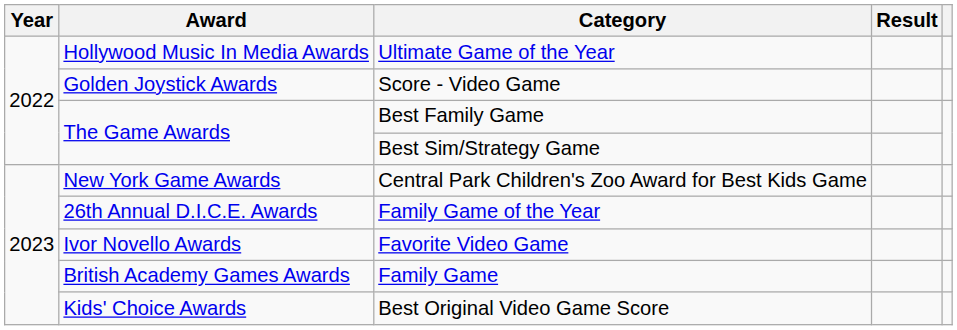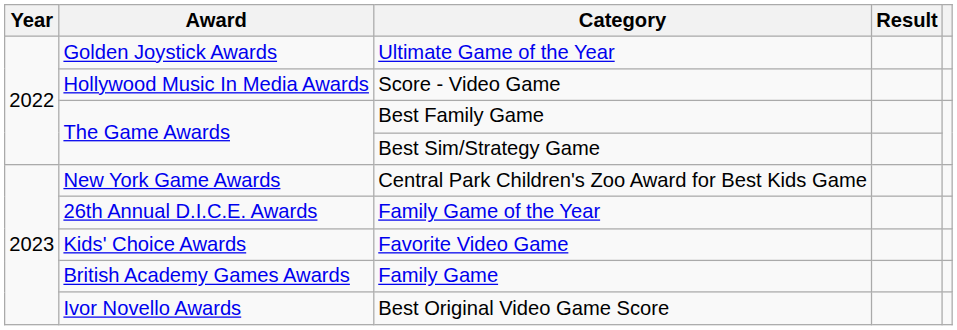(216, 52) Hollywood Music In Media Awards -> (170, 52) Golden Joystick Awards
(170, 84) Golden Joystick Awards -> (216, 84) Hollywood Music In Media Awards
(152, 244) Ivor Novello Awards -> (155, 244) Kids' Choice Awards
(155, 308) Kids' Choice Awards -> (152, 308) Ivor Novello Awards
